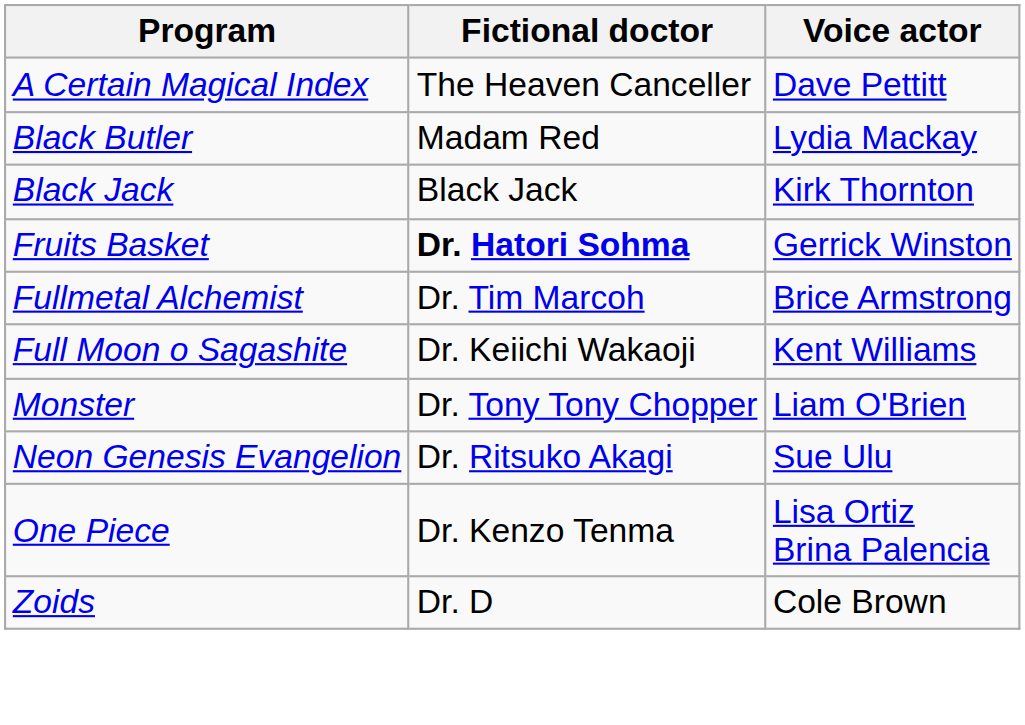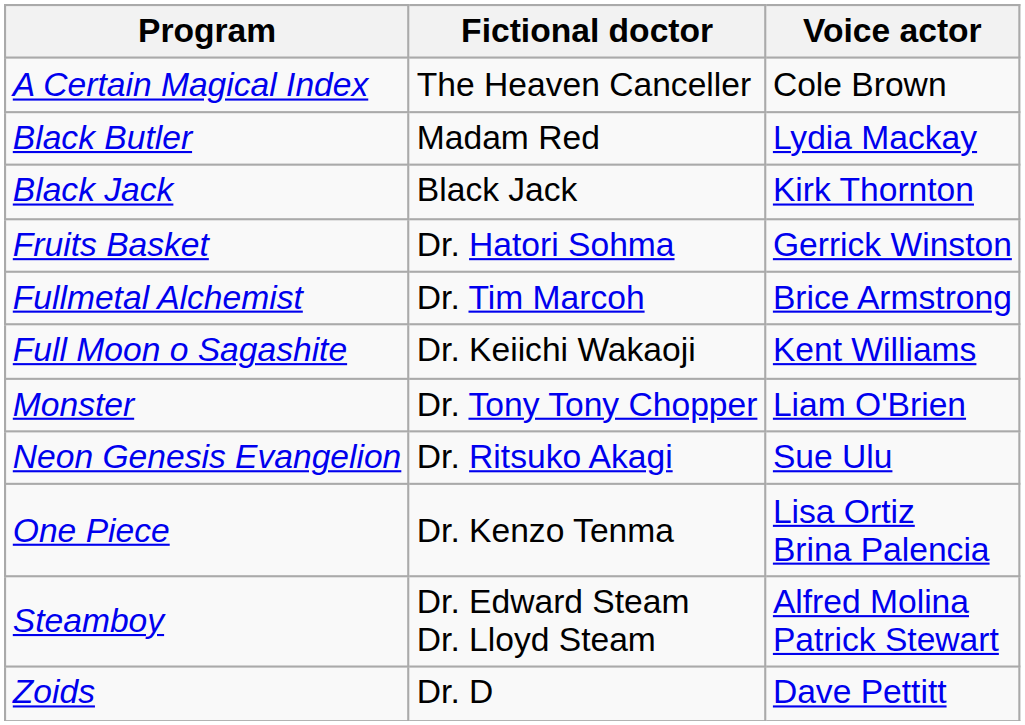(860, 84) Dave Pettitt -> (860, 84) Cole Brown
(553, 244) bold -> (546, 244) normal
+ row: (88, 620)
(860, 601) Cole Brown -> (860, 692) Dave Pettitt
